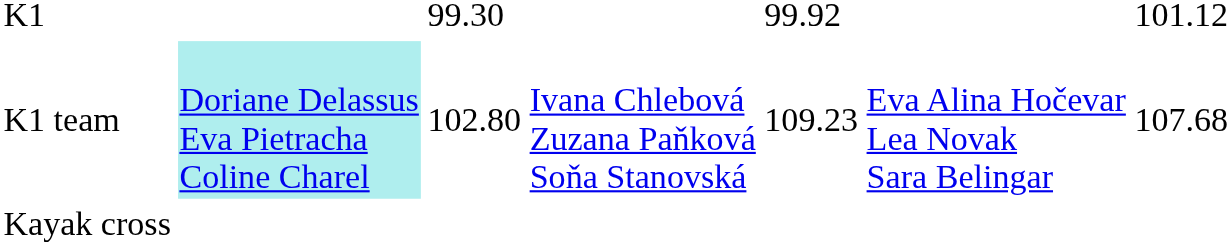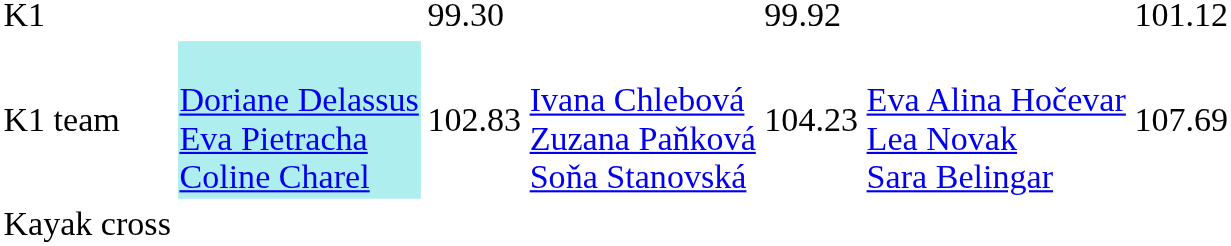(474, 119) 102.80 -> (474, 119) 102.83
(811, 119) 109.23 -> (811, 119) 104.23
(1181, 119) 107.68 -> (1181, 119) 107.69
